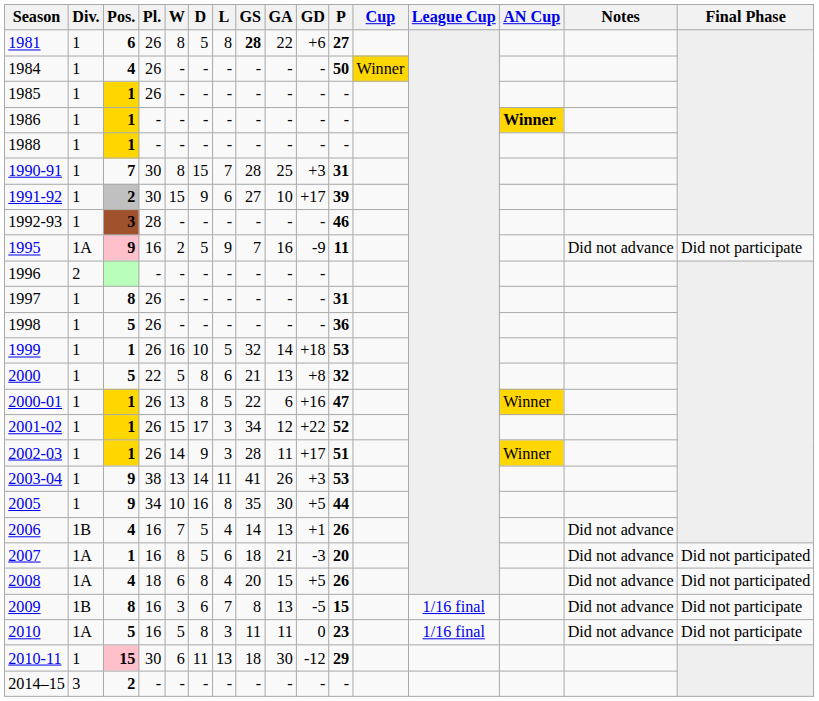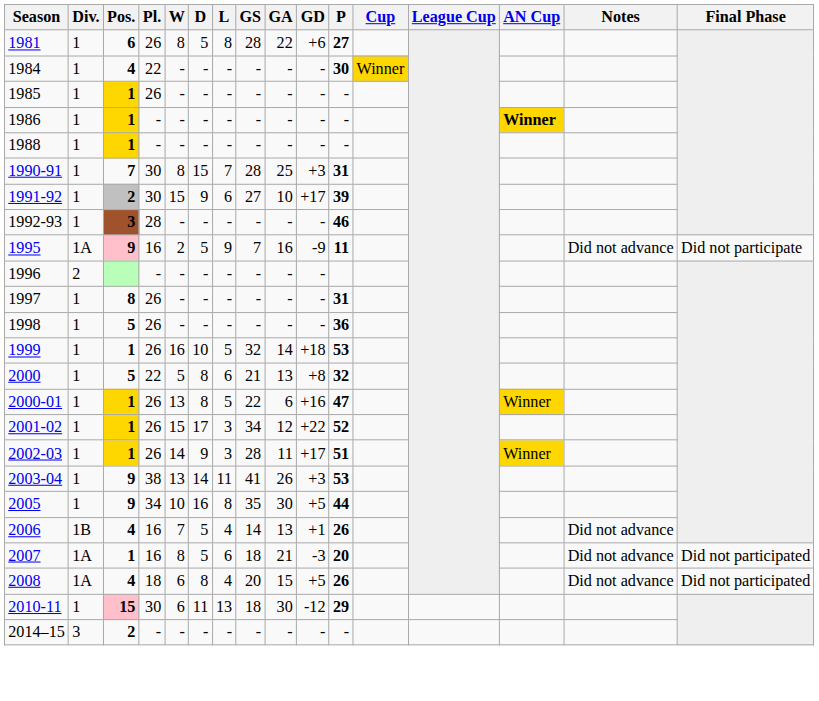(253, 42) bold -> (253, 42) normal
(153, 68) 26 -> (153, 68) 22
(341, 68) 50 -> (341, 68) 30
- row: (24, 606)
- row: (24, 632)
